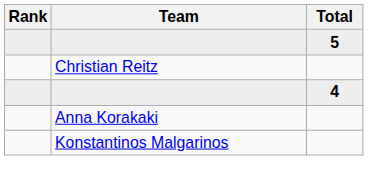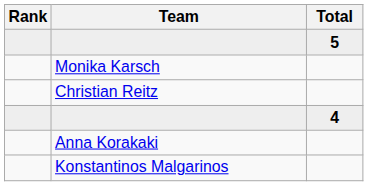+ row: (107, 67)
